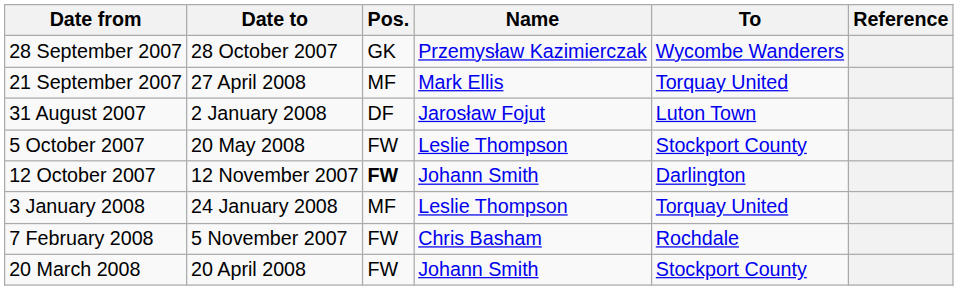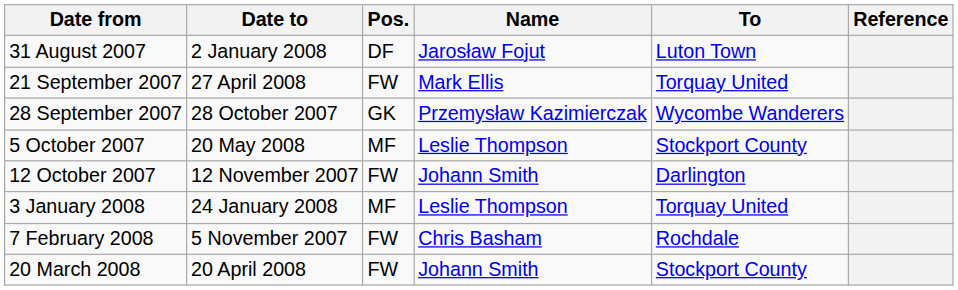rows swapped: (78, 113) <-> (96, 51)
(382, 82) MF -> (383, 82) FW
(383, 144) FW -> (382, 144) MF
(383, 176) bold -> (383, 176) normal
